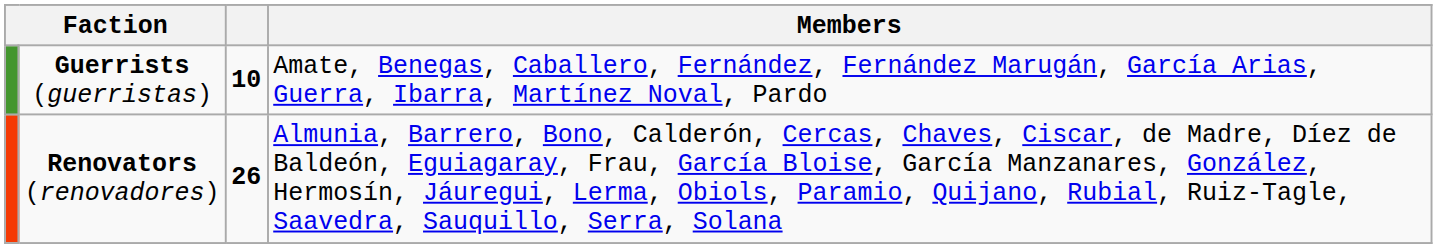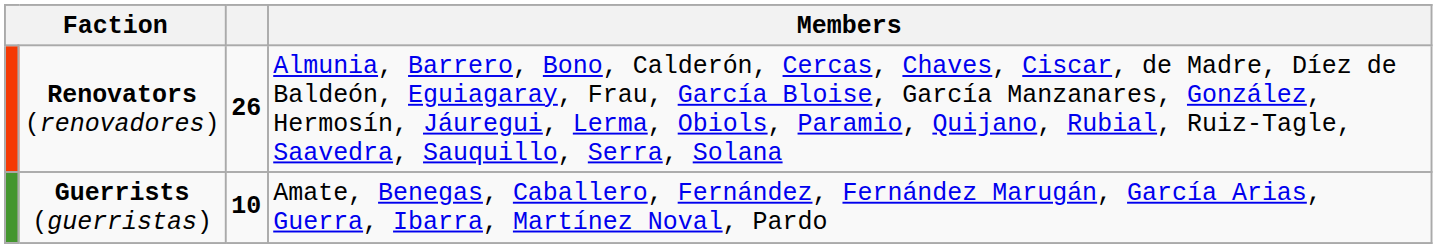rows swapped: (122, 179) <-> (122, 80)
